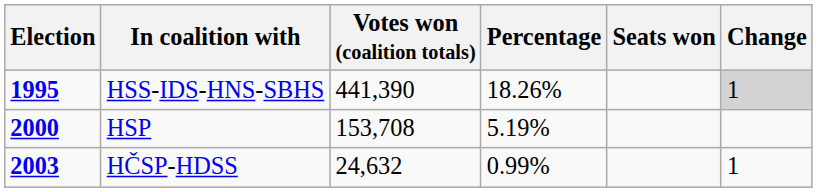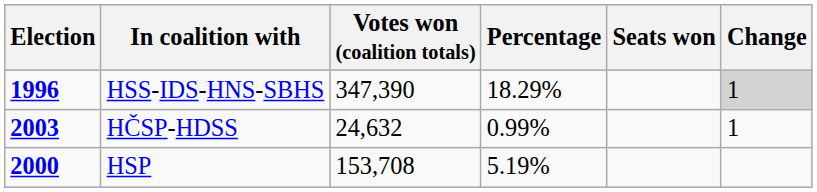(35, 89) 1995 -> (35, 89) 1996
(375, 89) 441,390 -> (375, 89) 347,390
(524, 89) 18.26% -> (524, 89) 18.29%
rows swapped: (129, 128) <-> (172, 166)
